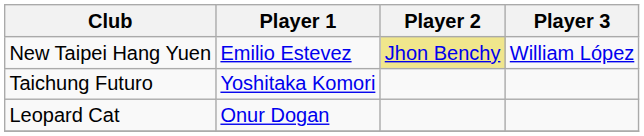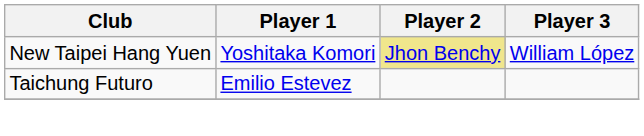(286, 53) Emilio Estevez -> (298, 53) Yoshitaka Komori
(298, 84) Yoshitaka Komori -> (286, 84) Emilio Estevez
- row: (64, 116)
